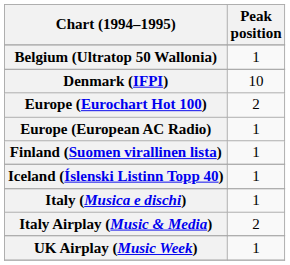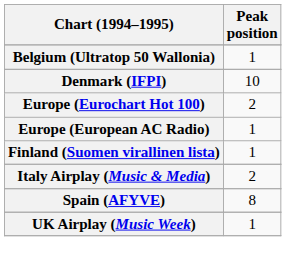- row: (116, 176)
- row: (116, 200)
+ row: (114, 200)
